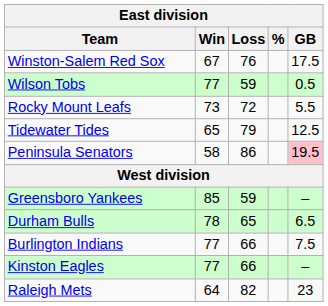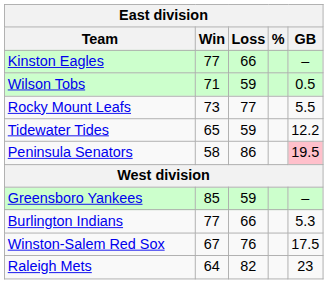rows swapped: (56, 267) <-> (86, 61)
(212, 84) 77 -> (212, 84) 71
(248, 107) 72 -> (248, 107) 77
(248, 130) 79 -> (248, 130) 59
(305, 130) 12.5 -> (305, 130) 12.2
- row: (51, 221)
(305, 244) 7.5 -> (305, 221) 5.3
